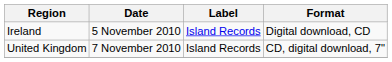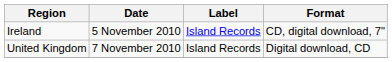(318, 31) Digital download, CD -> (325, 31) CD, digital download, 7"
(325, 48) CD, digital download, 7" -> (318, 48) Digital download, CD
